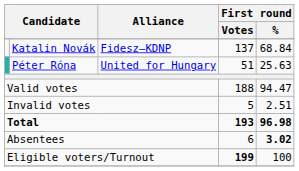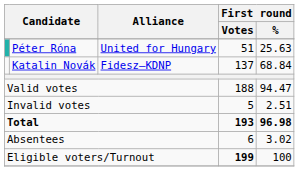rows swapped: (54, 48) <-> (44, 65)
(279, 140) bold -> (279, 140) normal
